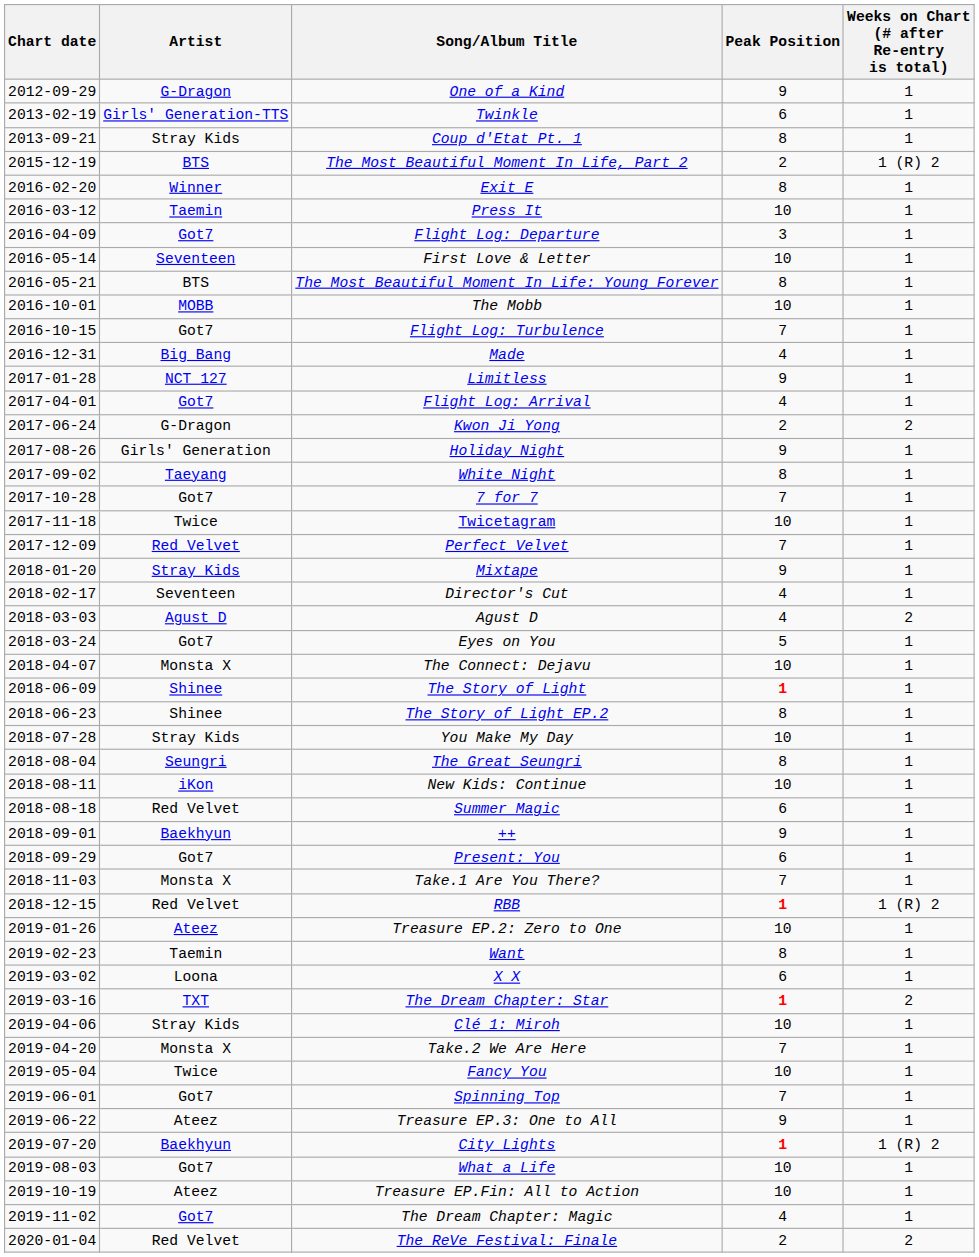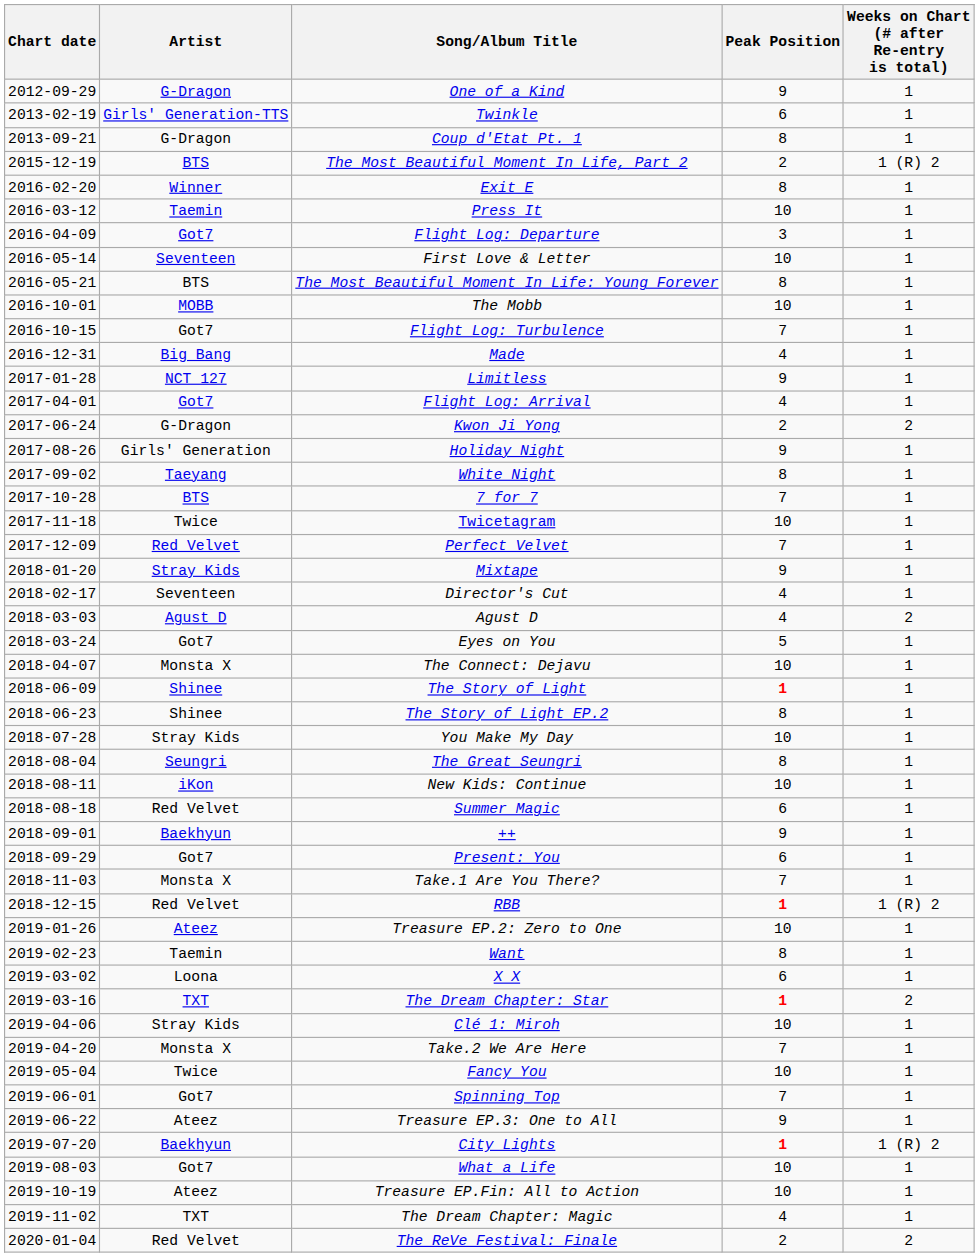(196, 139) Stray Kids -> (196, 139) G-Dragon
(196, 498) Got7 -> (196, 498) BTS
(196, 1217) Got7 -> (196, 1217) TXT
